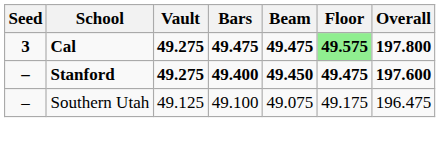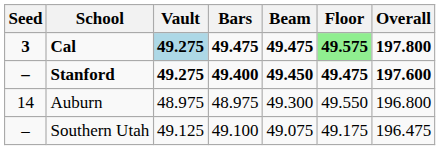(180, 46) no background -> (180, 46) lightblue background
+ row: (76, 102)
